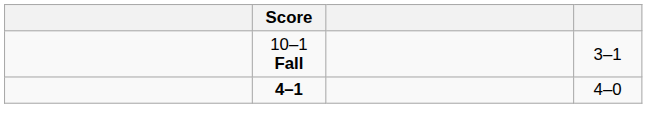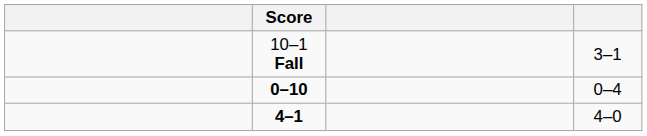+ row: (289, 90)
